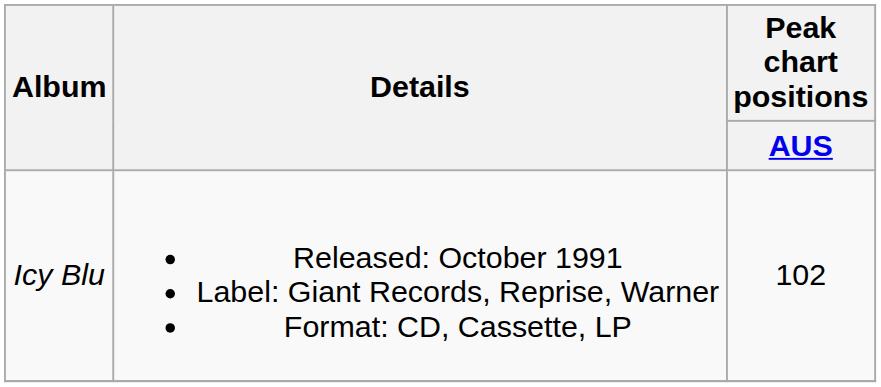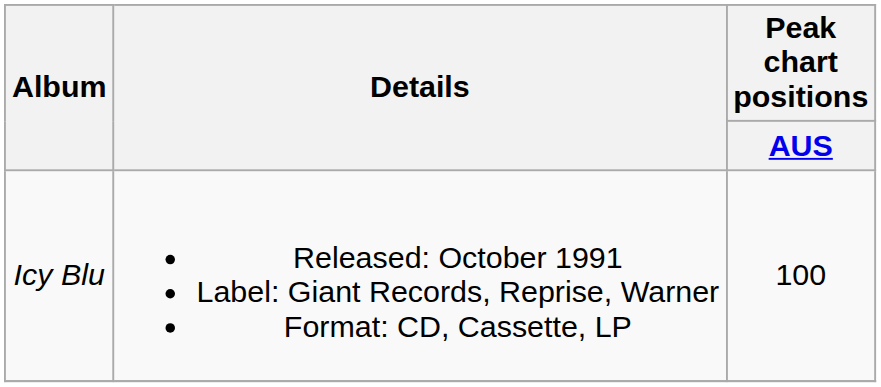(801, 275) 102 -> (801, 275) 100
